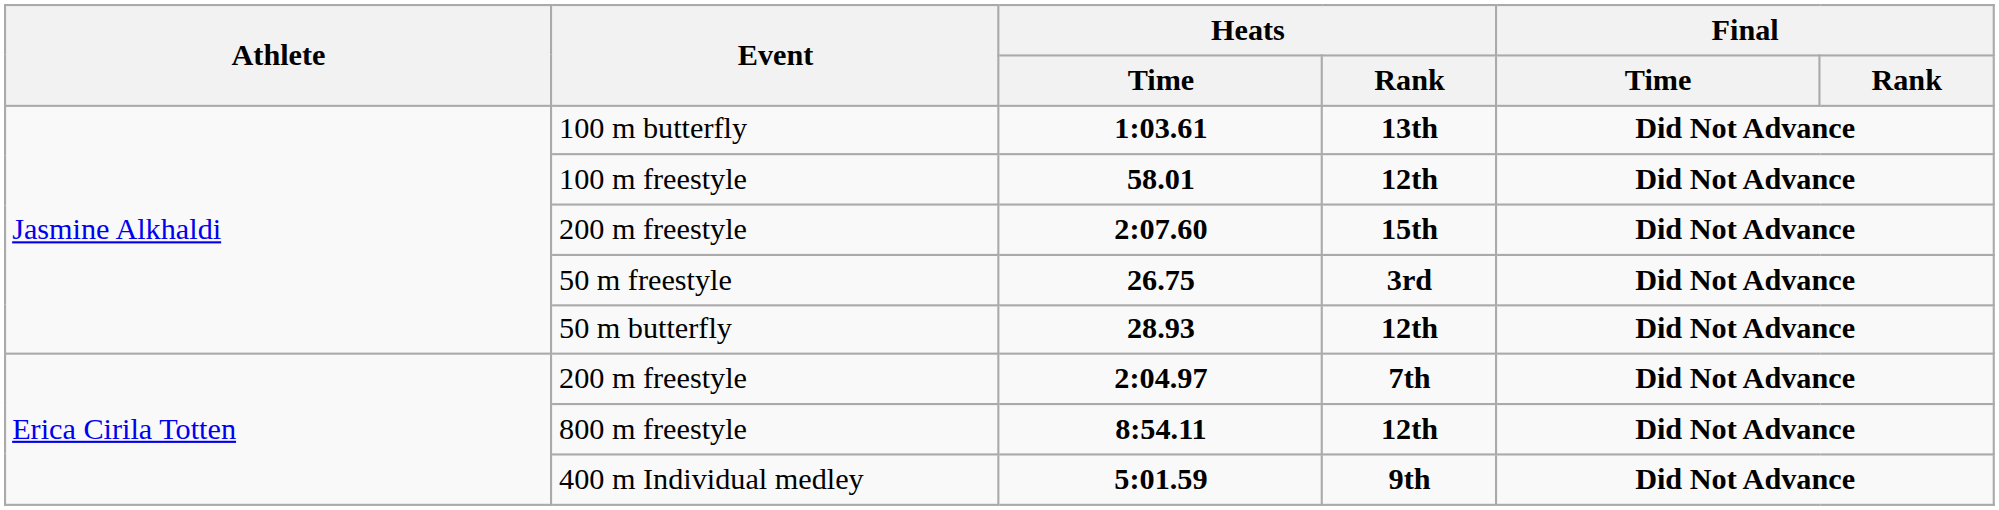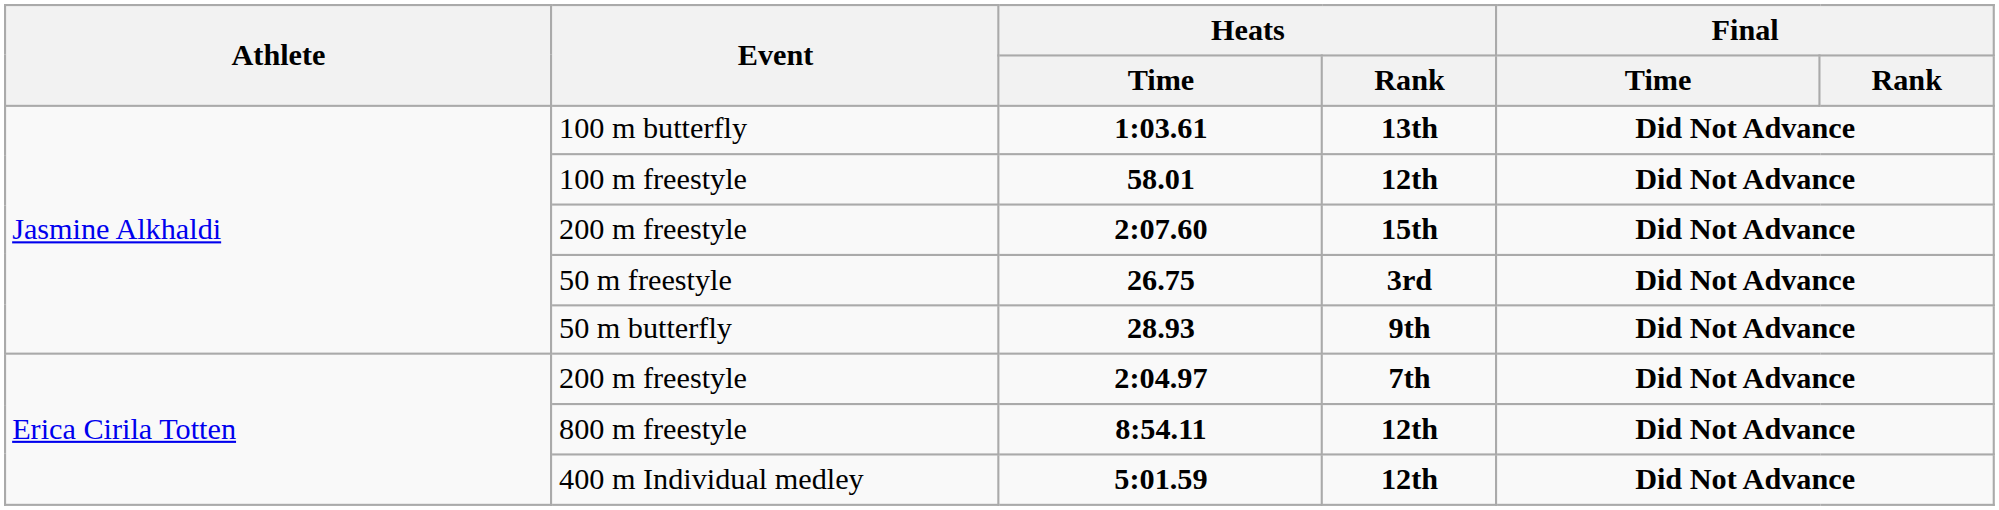(1410, 329) 12th -> (1410, 329) 9th
(1410, 478) 9th -> (1410, 478) 12th
